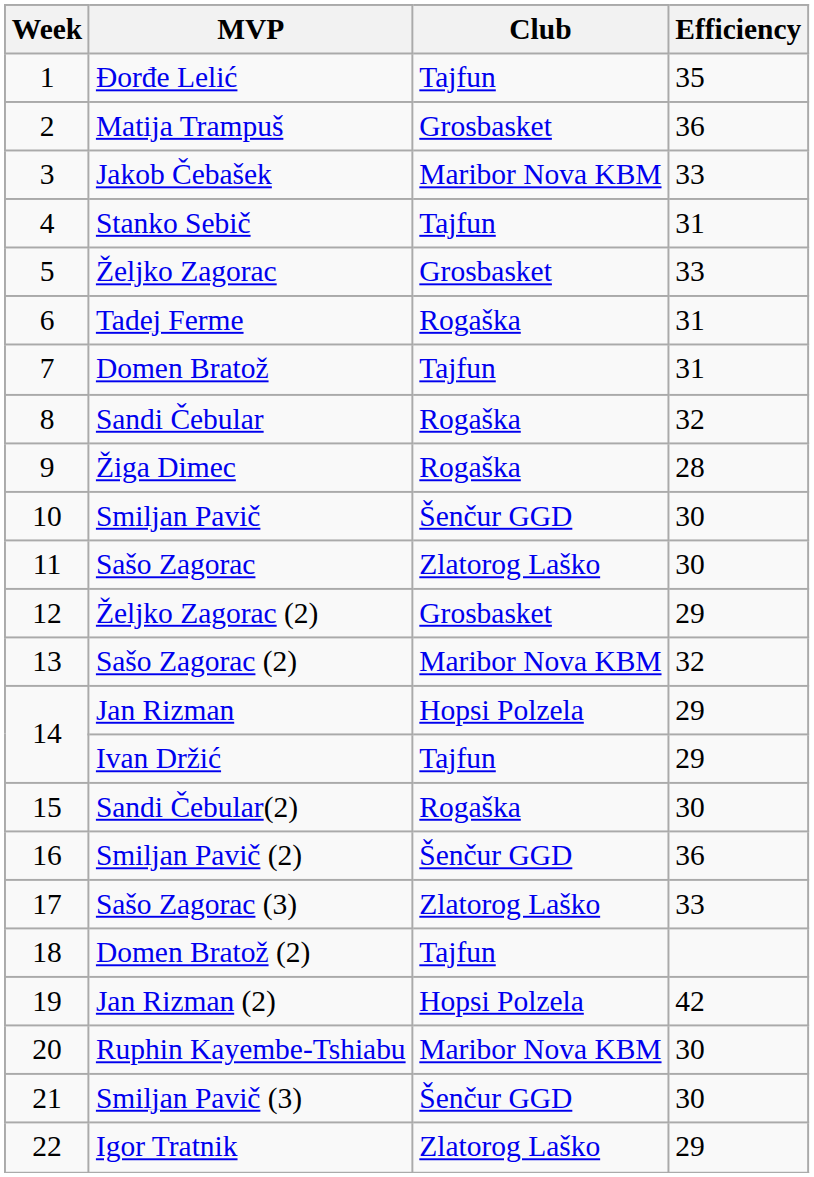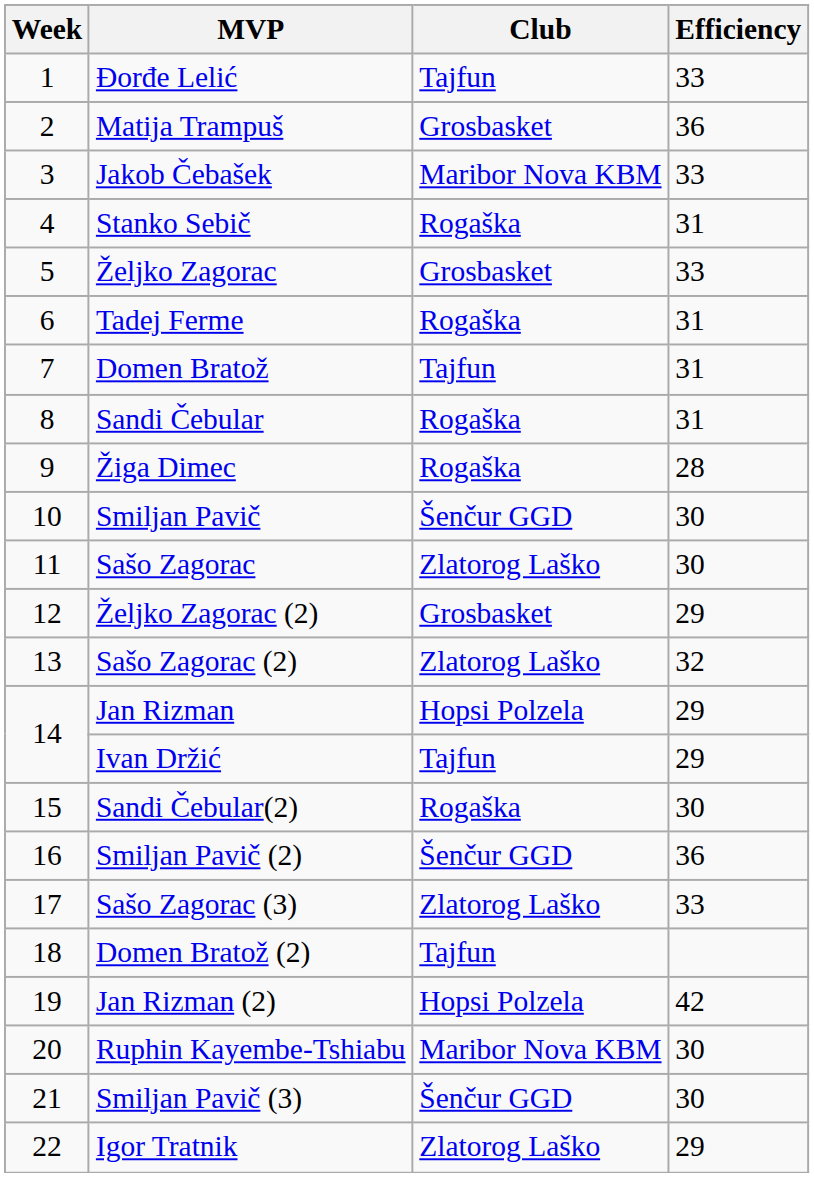(690, 77) 35 -> (690, 77) 33
(458, 223) Tajfun -> (470, 223) Rogaška
(690, 417) 32 -> (690, 417) 31
(540, 661) Maribor Nova KBM -> (510, 661) Zlatorog Laško
